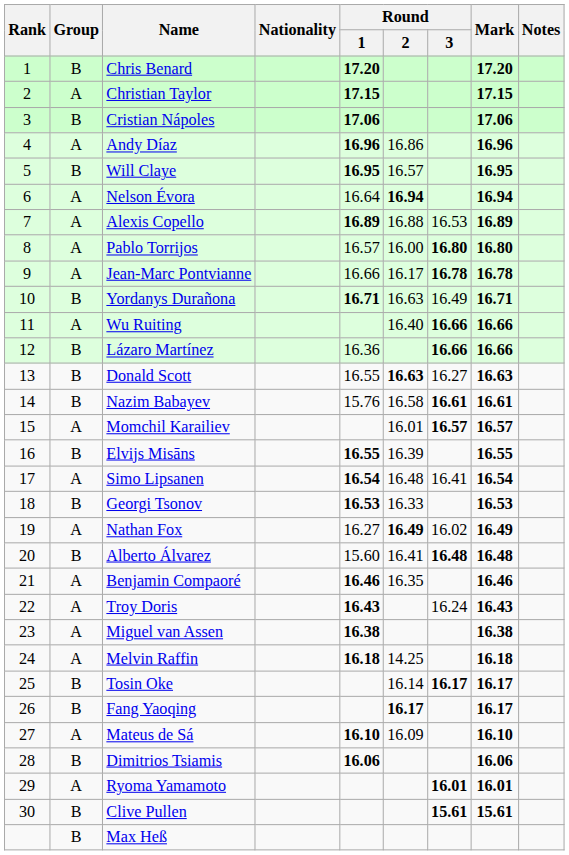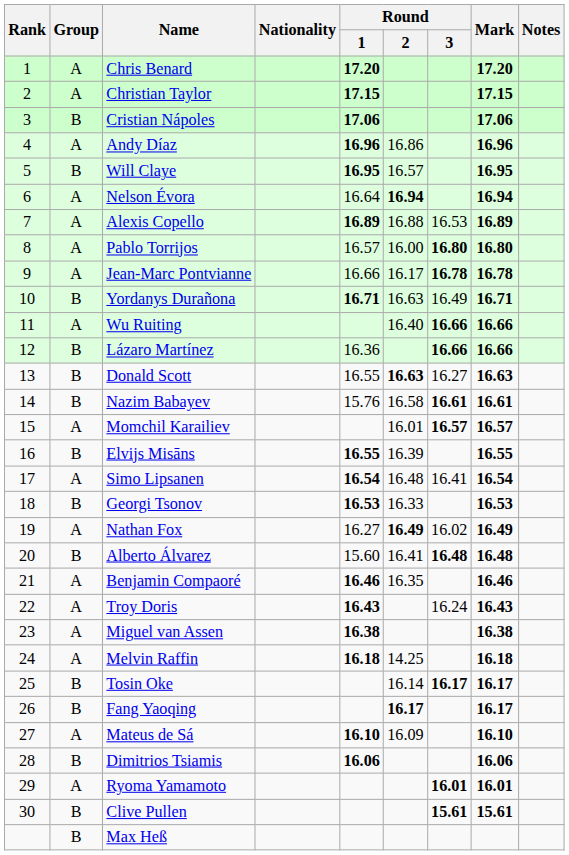(76, 68) B -> (76, 68) A
